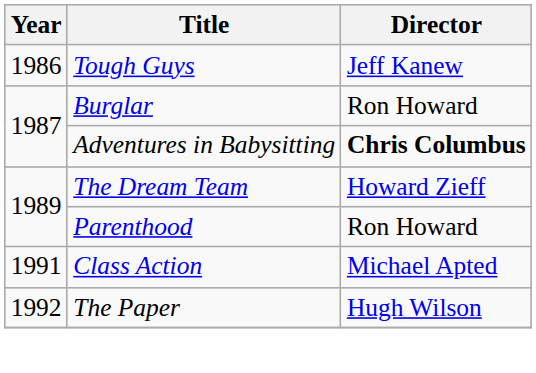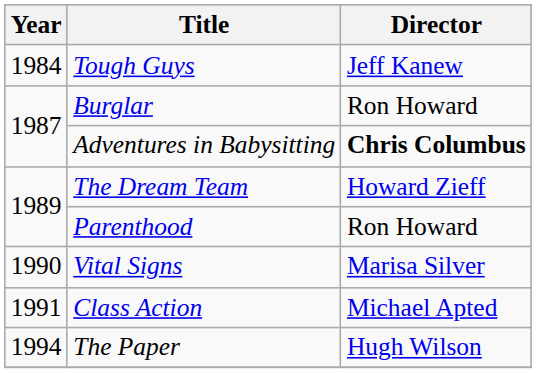(36, 65) 1986 -> (36, 65) 1984
+ row: (128, 266)
(36, 307) 1992 -> (36, 347) 1994
